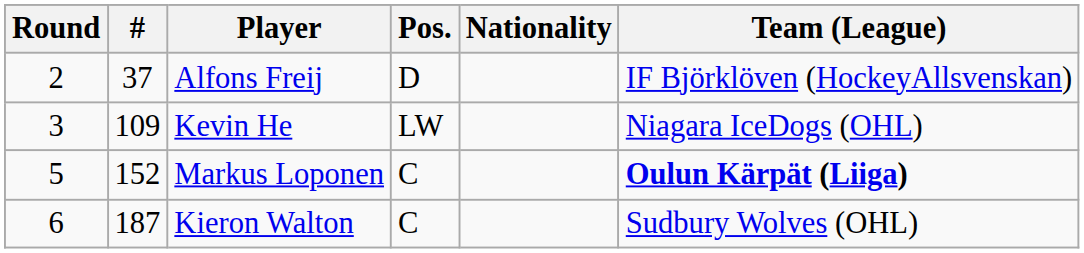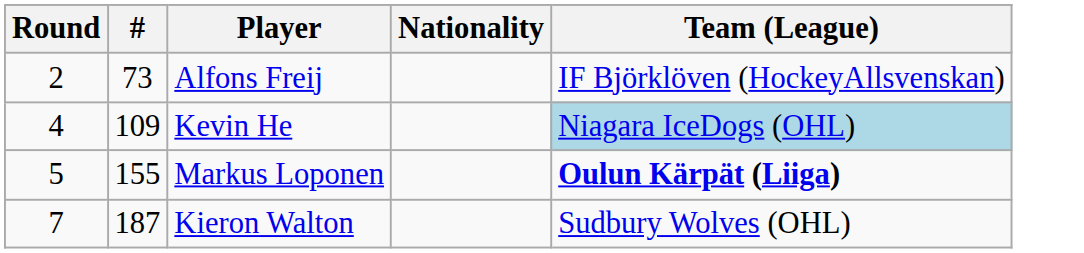- column: (425, 28)
(137, 77) 37 -> (137, 77) 73
(56, 125) 3 -> (56, 125) 4
(774, 125) no background -> (707, 125) lightblue background
(137, 174) 152 -> (137, 174) 155
(56, 222) 6 -> (56, 222) 7
